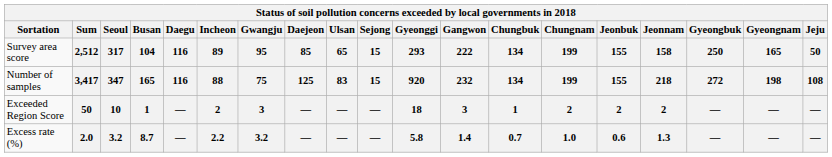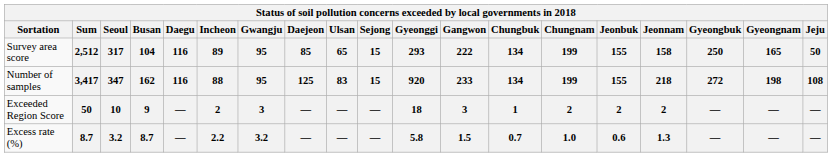(147, 80) 165 -> (147, 80) 162
(262, 80) 75 -> (262, 80) 95
(465, 80) 232 -> (465, 80) 233
(147, 109) 1 -> (147, 109) 9
(87, 138) 2.0 -> (87, 138) 8.7
(465, 138) 1.4 -> (465, 138) 1.5
